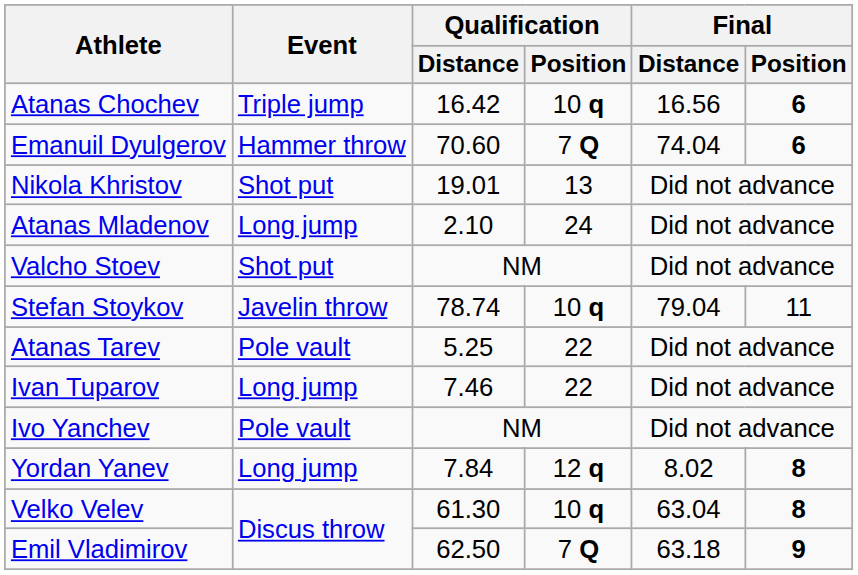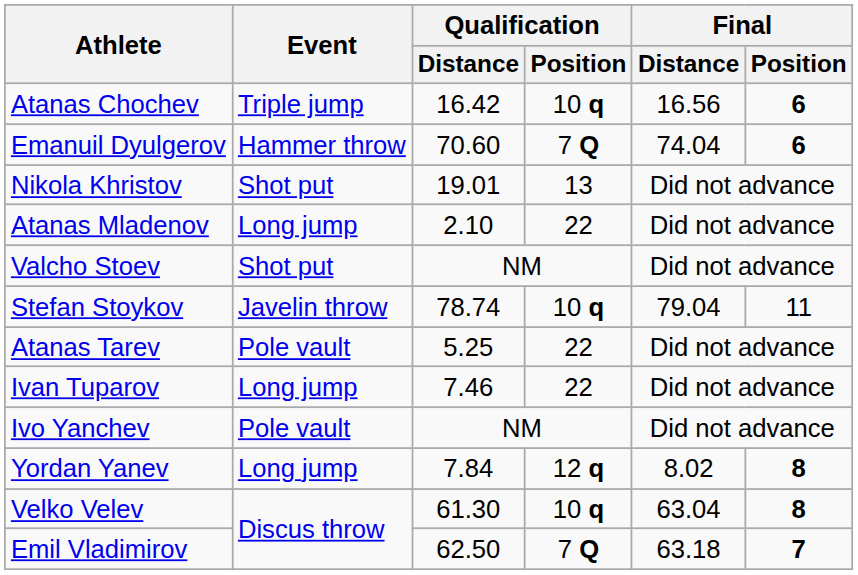(578, 226) 24 -> (578, 226) 22
(799, 550) 9 -> (799, 550) 7
